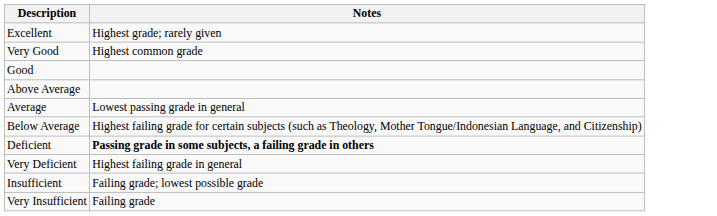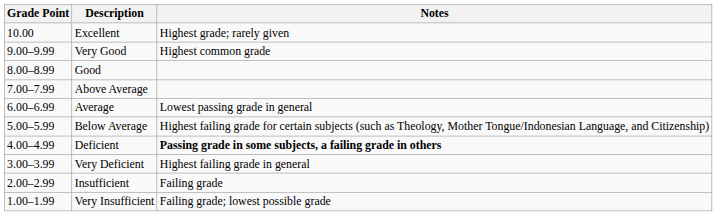+ column: (38, 13)
(178, 182) Failing grade; lowest possible grade -> (191, 182) Failing grade
(124, 201) Failing grade -> (245, 201) Failing grade; lowest possible grade
